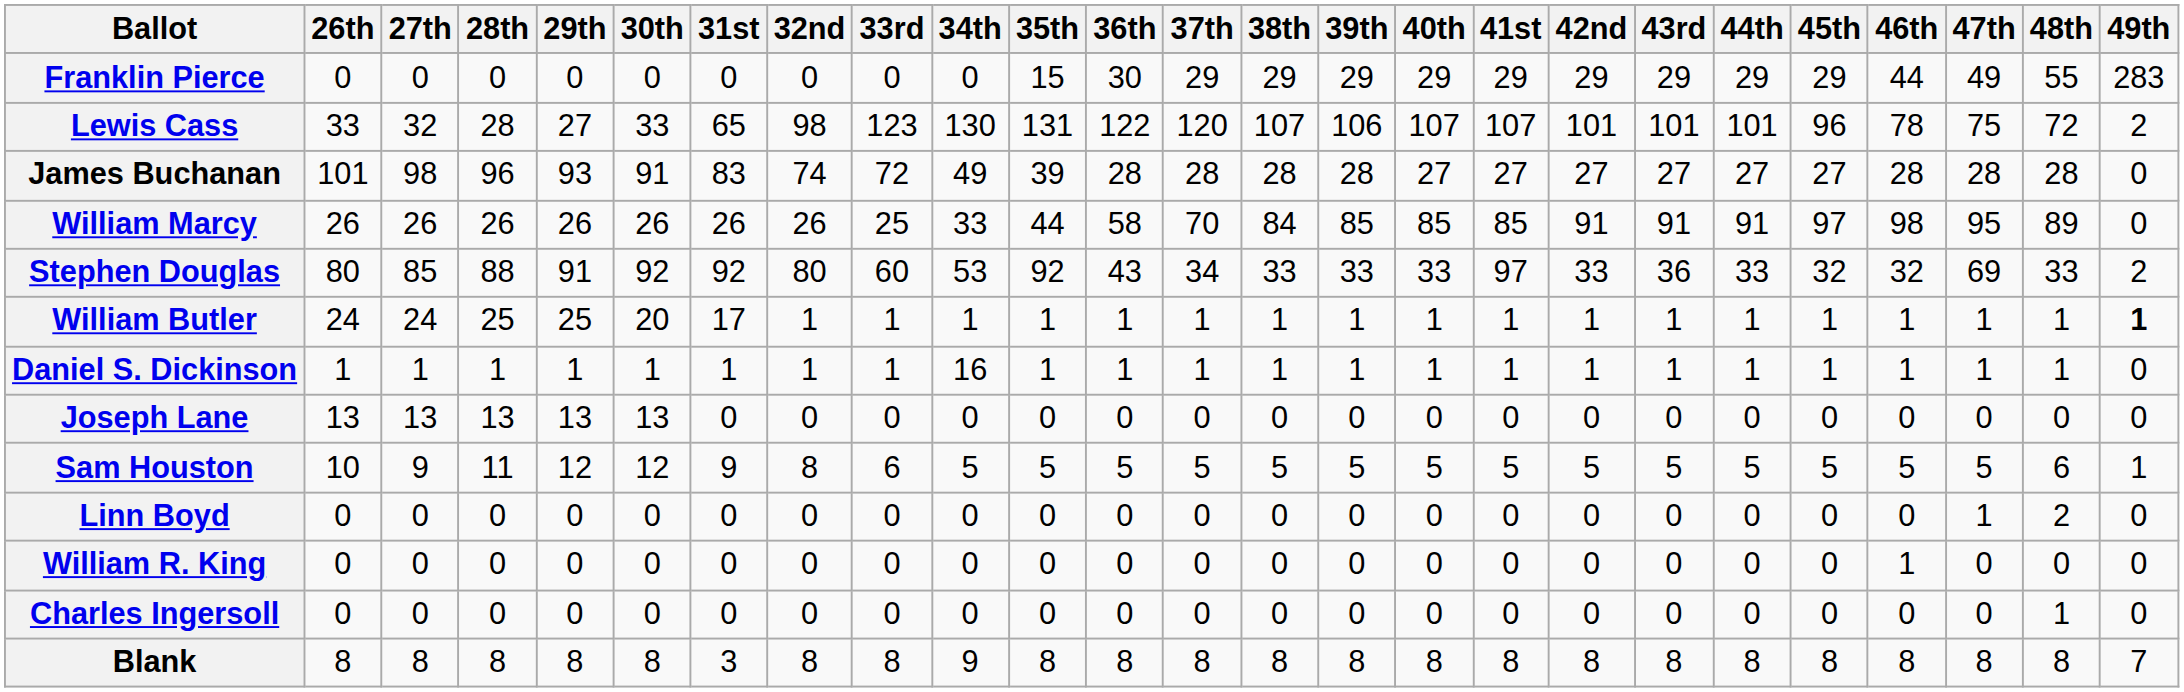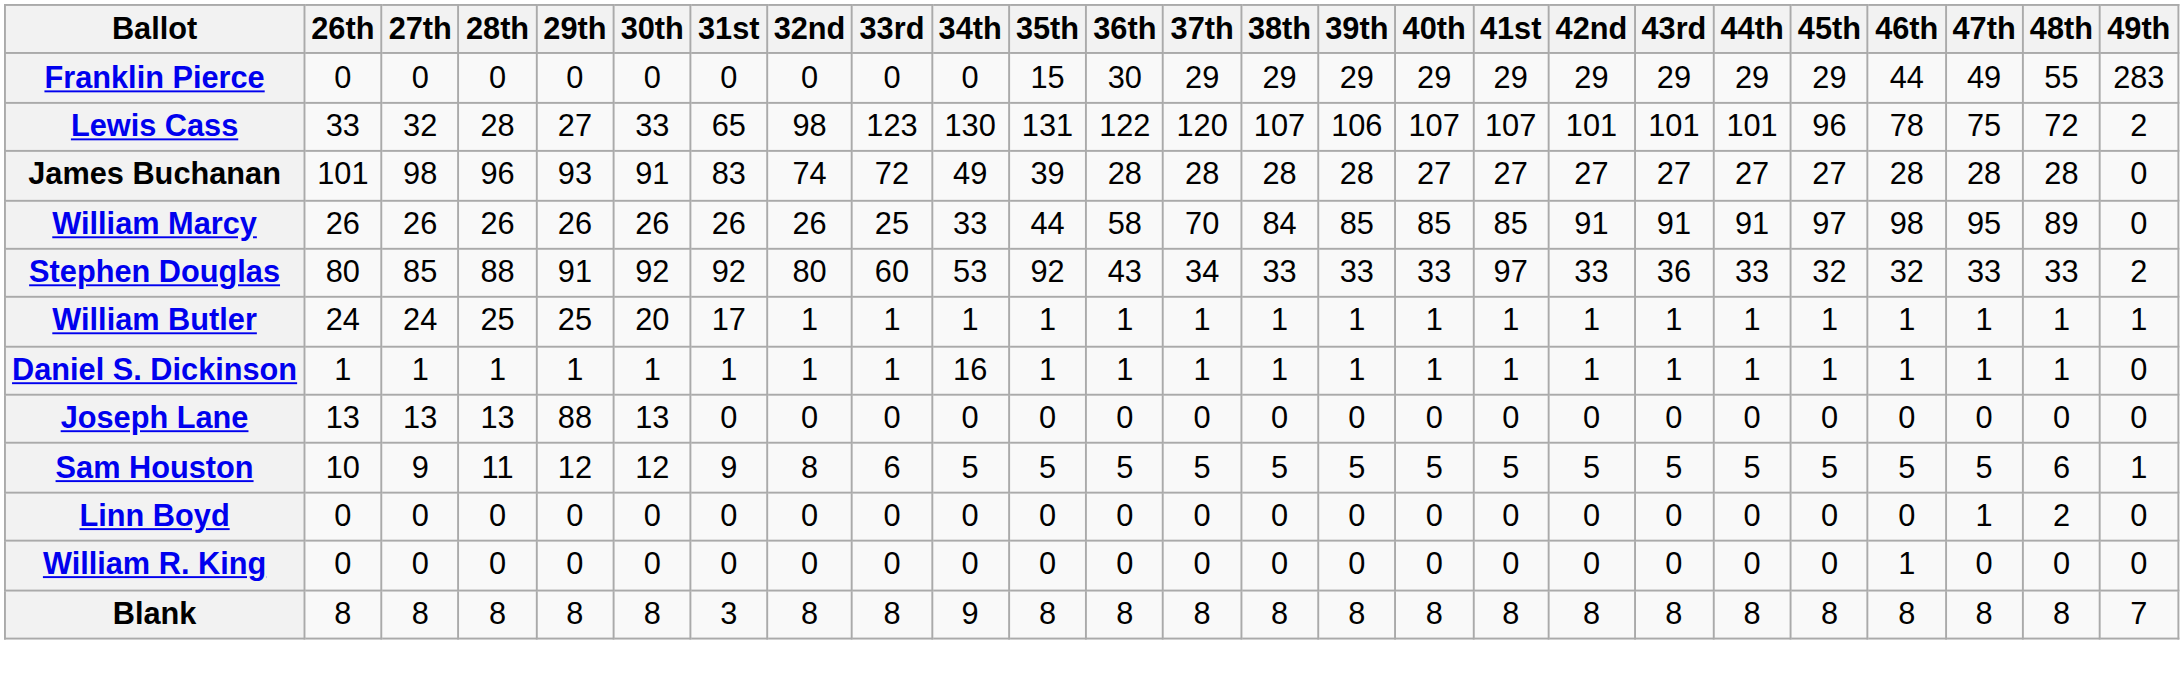(1984, 272) 69 -> (1984, 272) 33
(2139, 321) bold -> (2139, 321) normal
(575, 418) 13 -> (575, 418) 88
- row: (155, 613)
